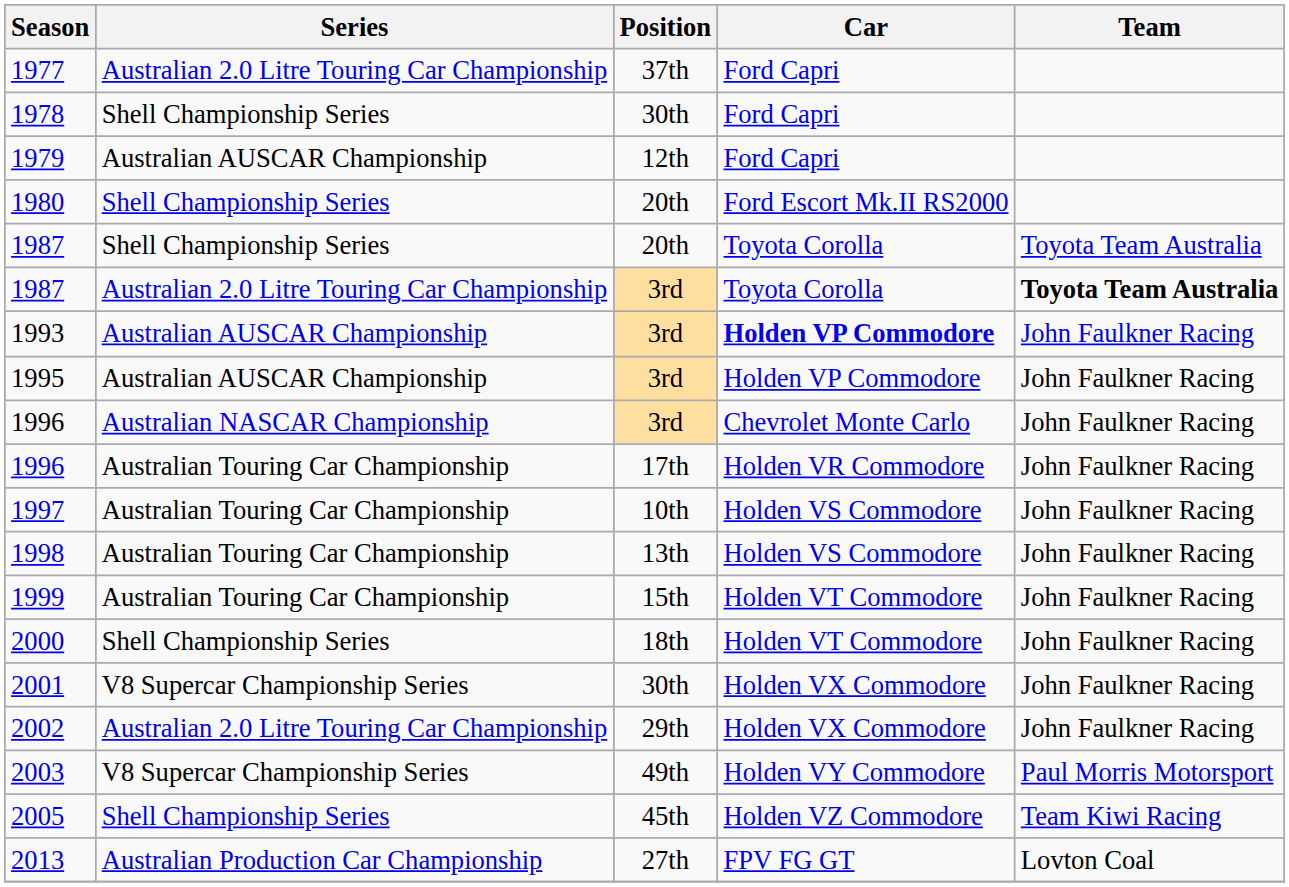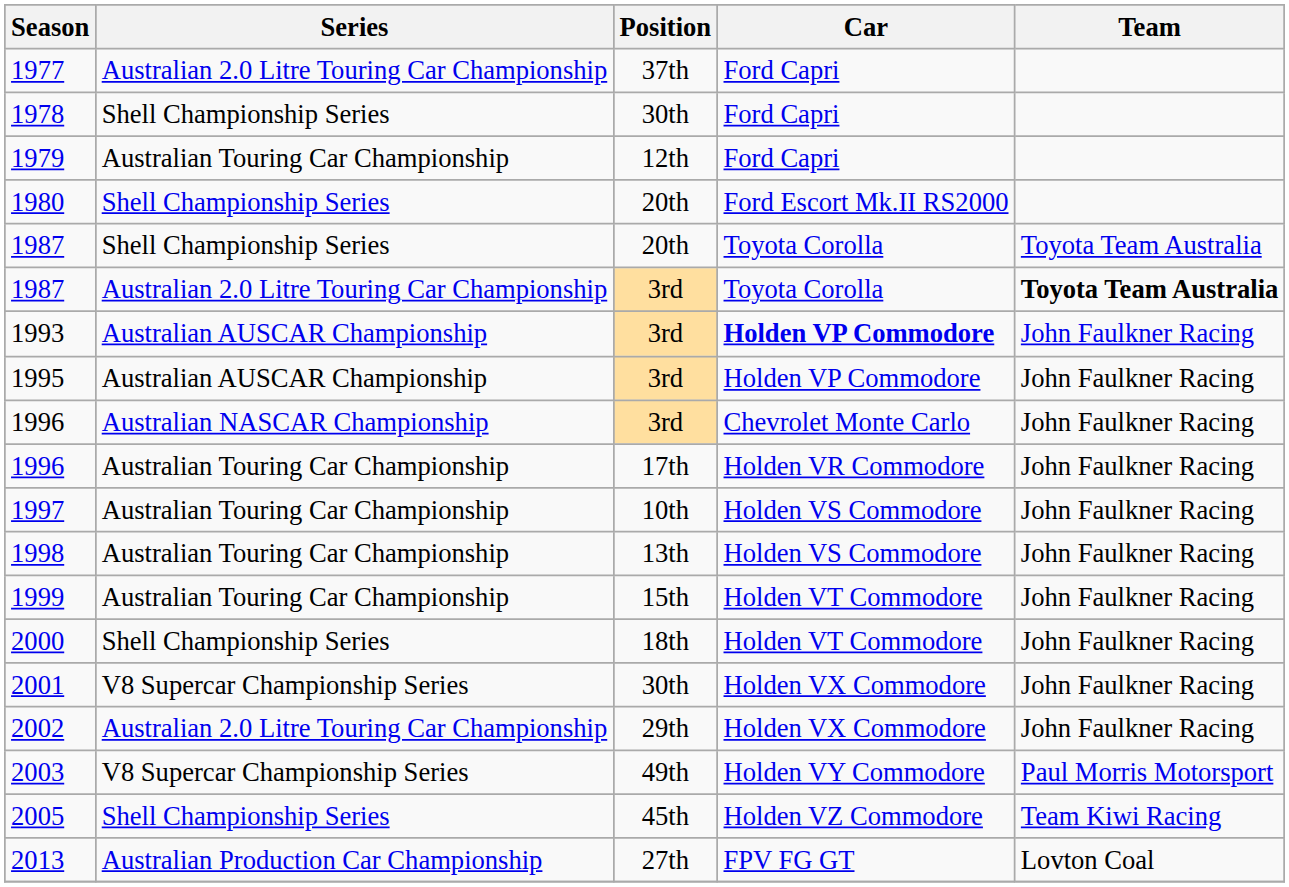(294, 158) Australian AUSCAR Championship -> (305, 158) Australian Touring Car Championship
